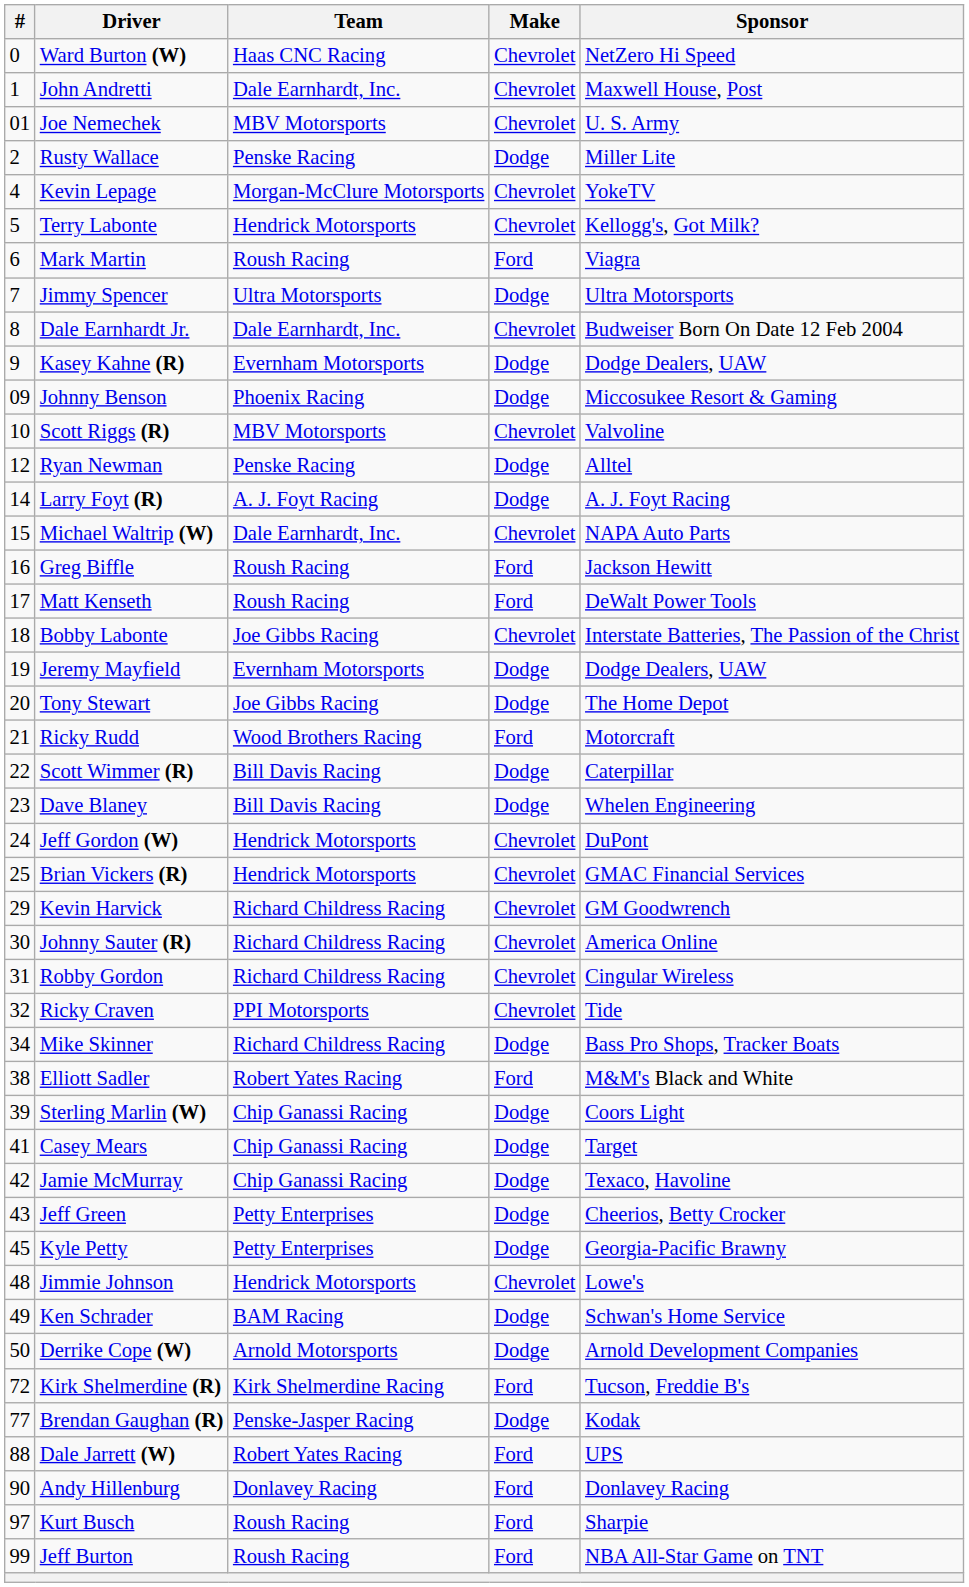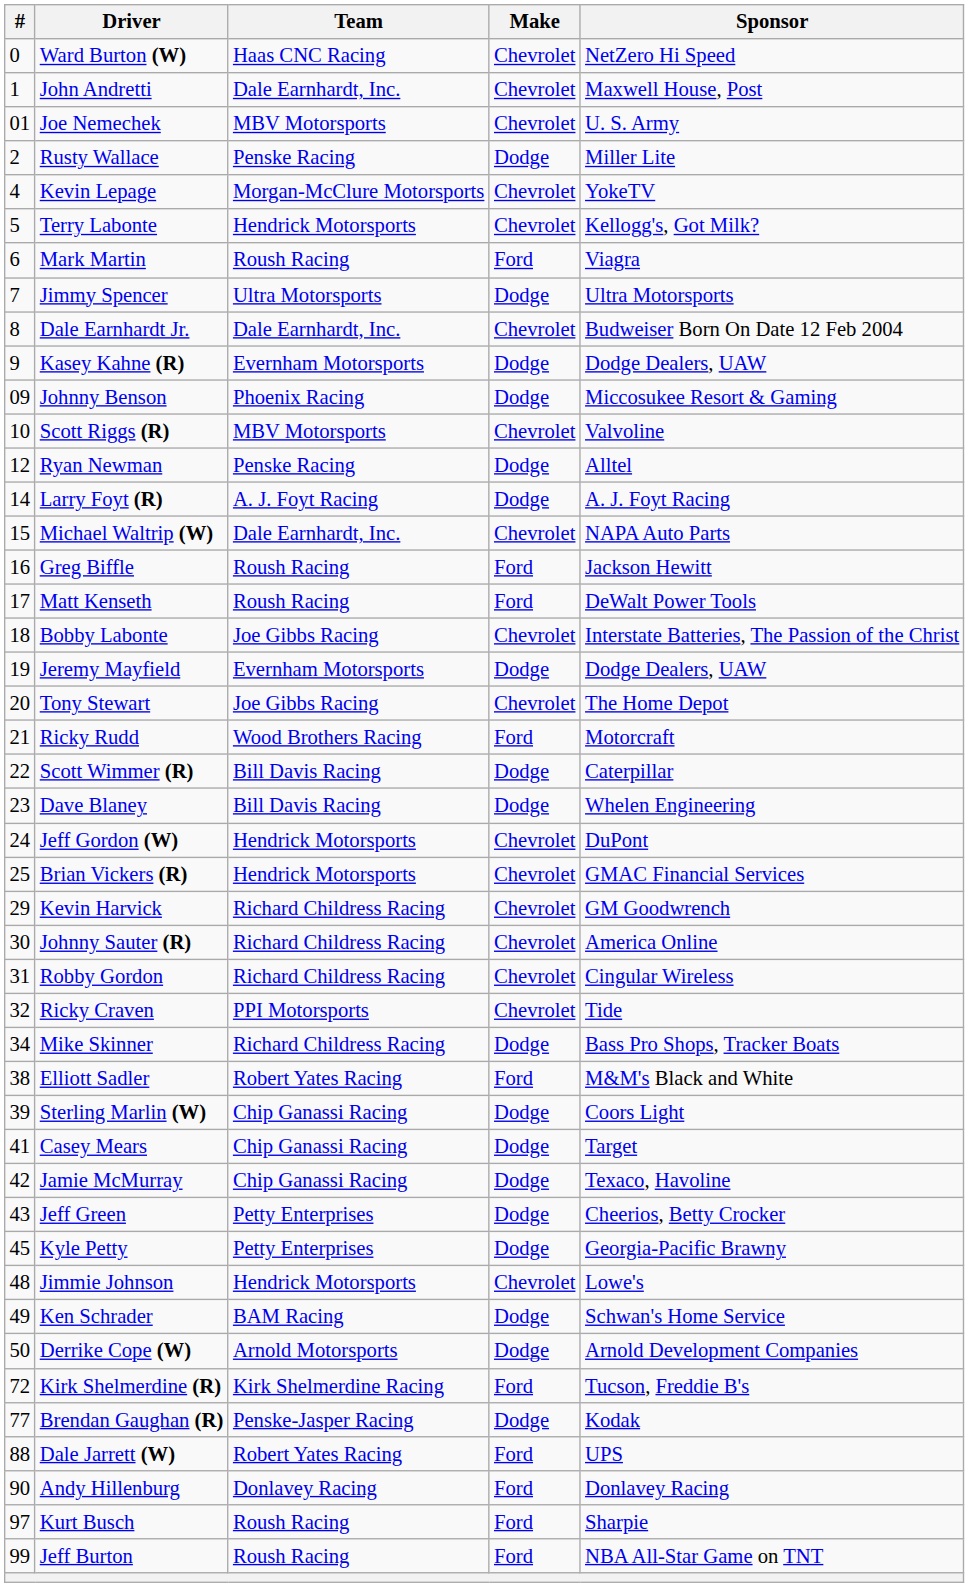(522, 703) Dodge -> (535, 703) Chevrolet
